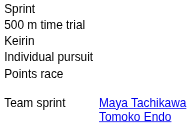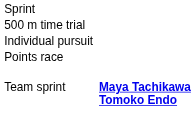- row: (19, 41)
(143, 110) normal -> (145, 94) bold
